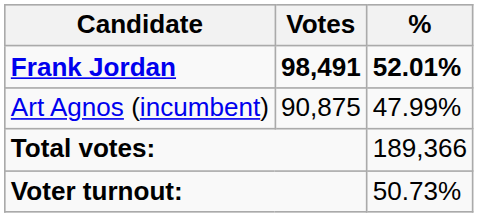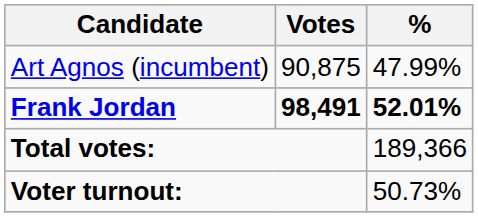rows swapped: (93, 66) <-> (140, 107)
